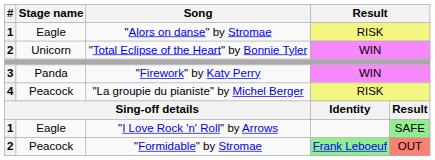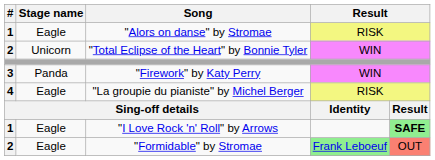(51, 92) Peacock -> (51, 92) Eagle
(410, 128) normal -> (410, 128) bold
(51, 146) Peacock -> (51, 146) Eagle
